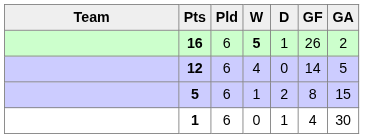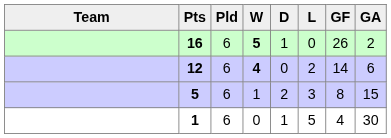+ column: (312, 17)
(257, 69) normal -> (257, 69) bold
(343, 69) 5 -> (371, 69) 6
